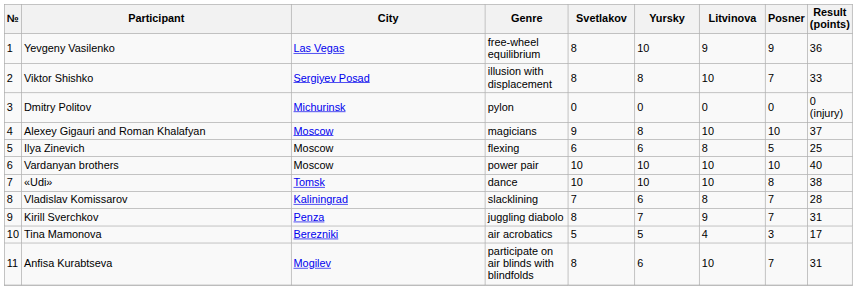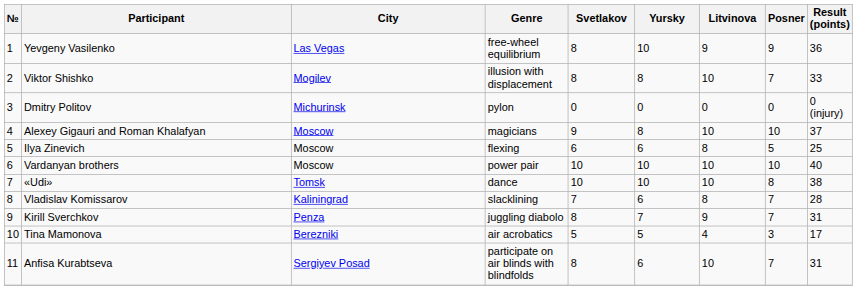(332, 78) Sergiyev Posad -> (312, 78) Mogilev
(312, 264) Mogilev -> (332, 264) Sergiyev Posad
